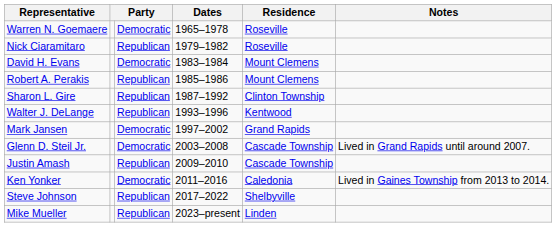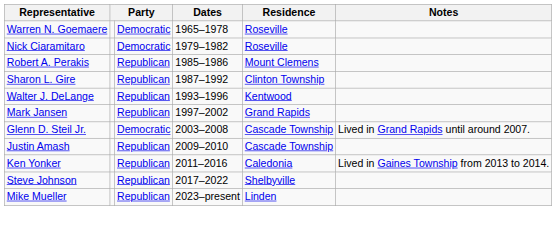(143, 46) Republican -> (144, 46) Democratic
- row: (43, 63)
(144, 130) Democratic -> (143, 113) Republican
(144, 180) Democratic -> (143, 163) Republican
